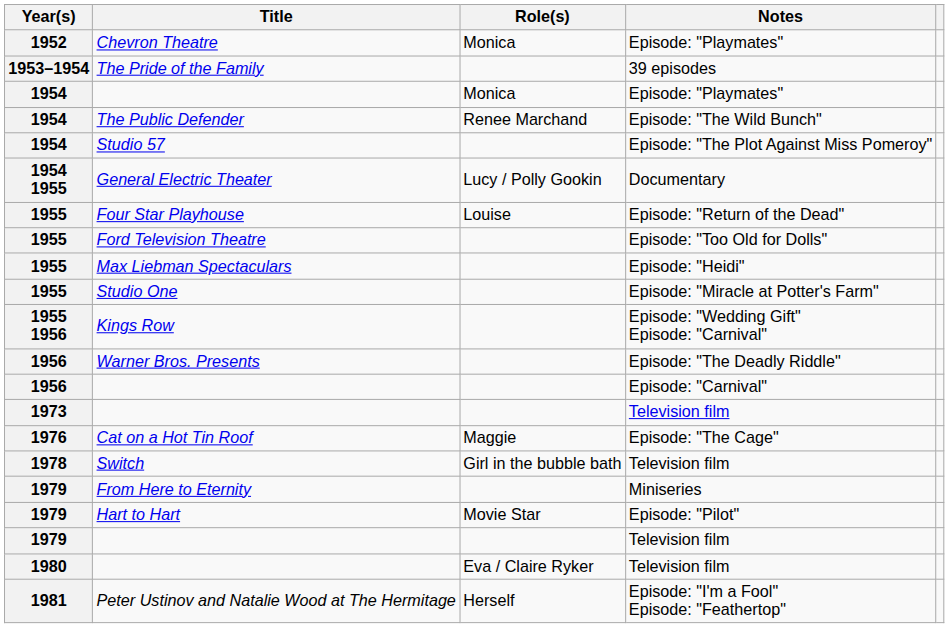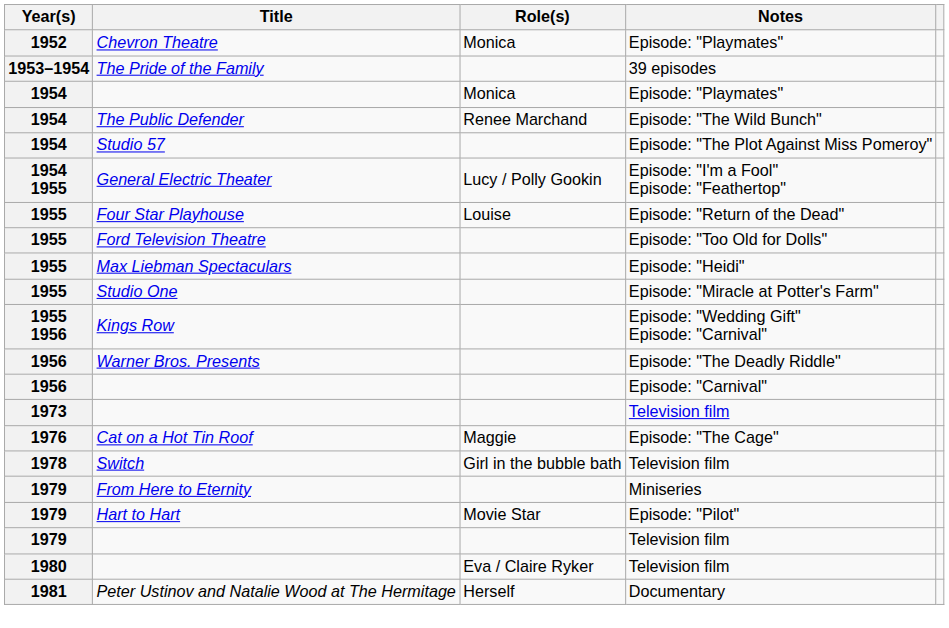(677, 180) Documentary -> (707, 180) Episode: "I'm a Fool" Episode: "Feathertop"
(707, 600) Episode: "I'm a Fool" Episode: "Feathertop" -> (677, 591) Documentary
